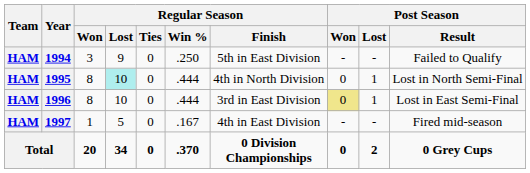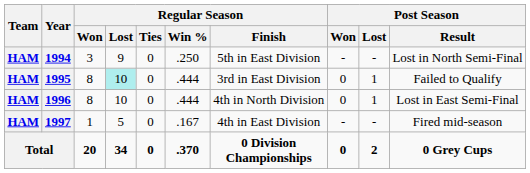(458, 57) Failed to Qualify -> (458, 57) Lost in North Semi-Final
(269, 79) 4th in North Division -> (269, 79) 3rd in East Division
(458, 79) Lost in North Semi-Final -> (458, 79) Failed to Qualify
(269, 100) 3rd in East Division -> (269, 100) 4th in North Division
(343, 100) khaki background -> (343, 100) no background
